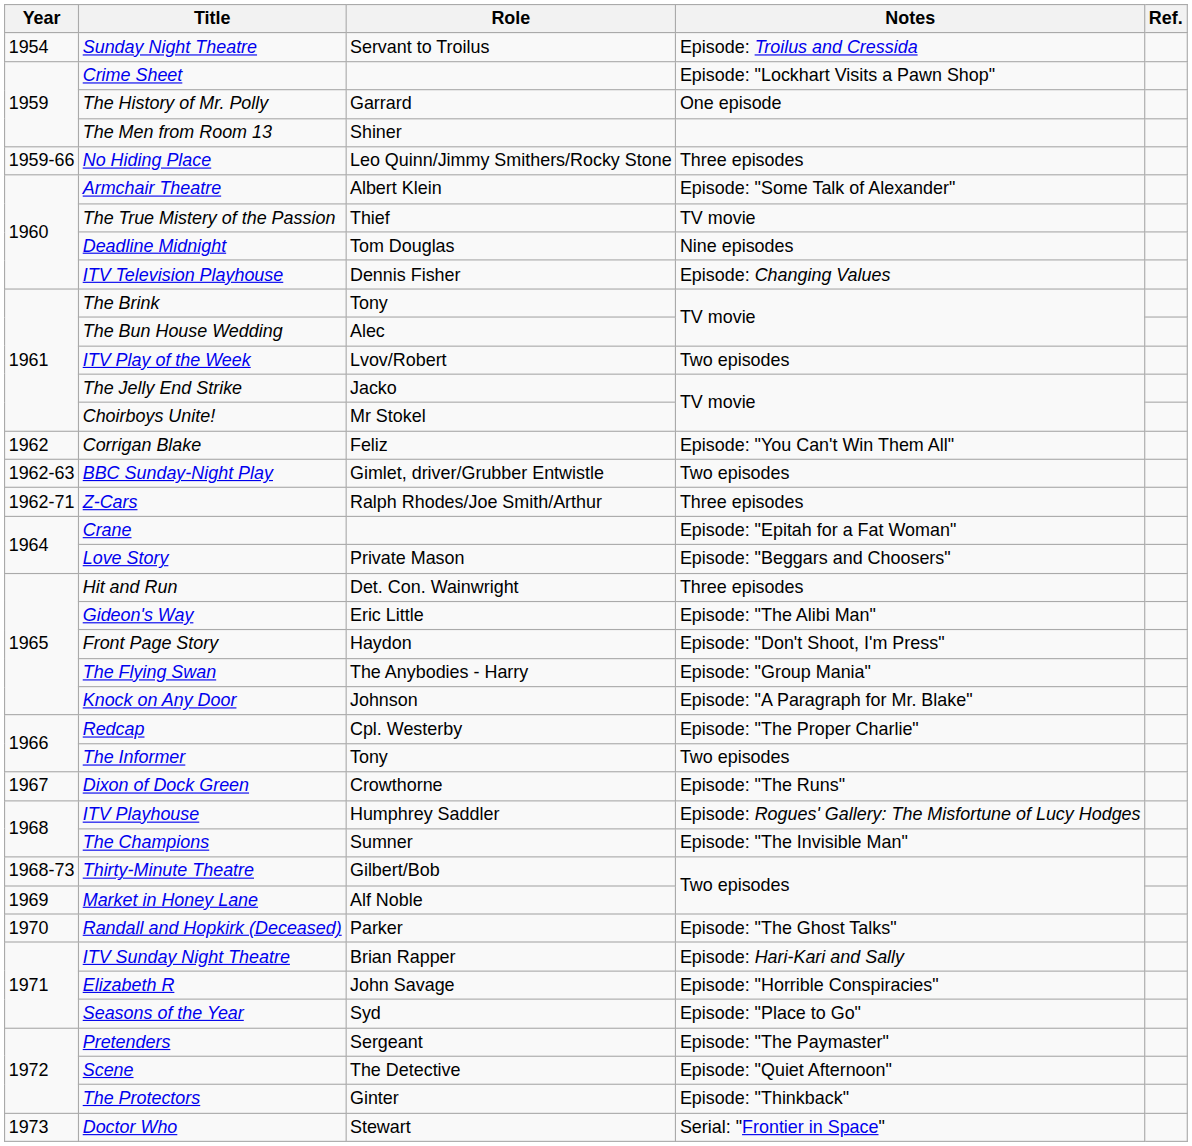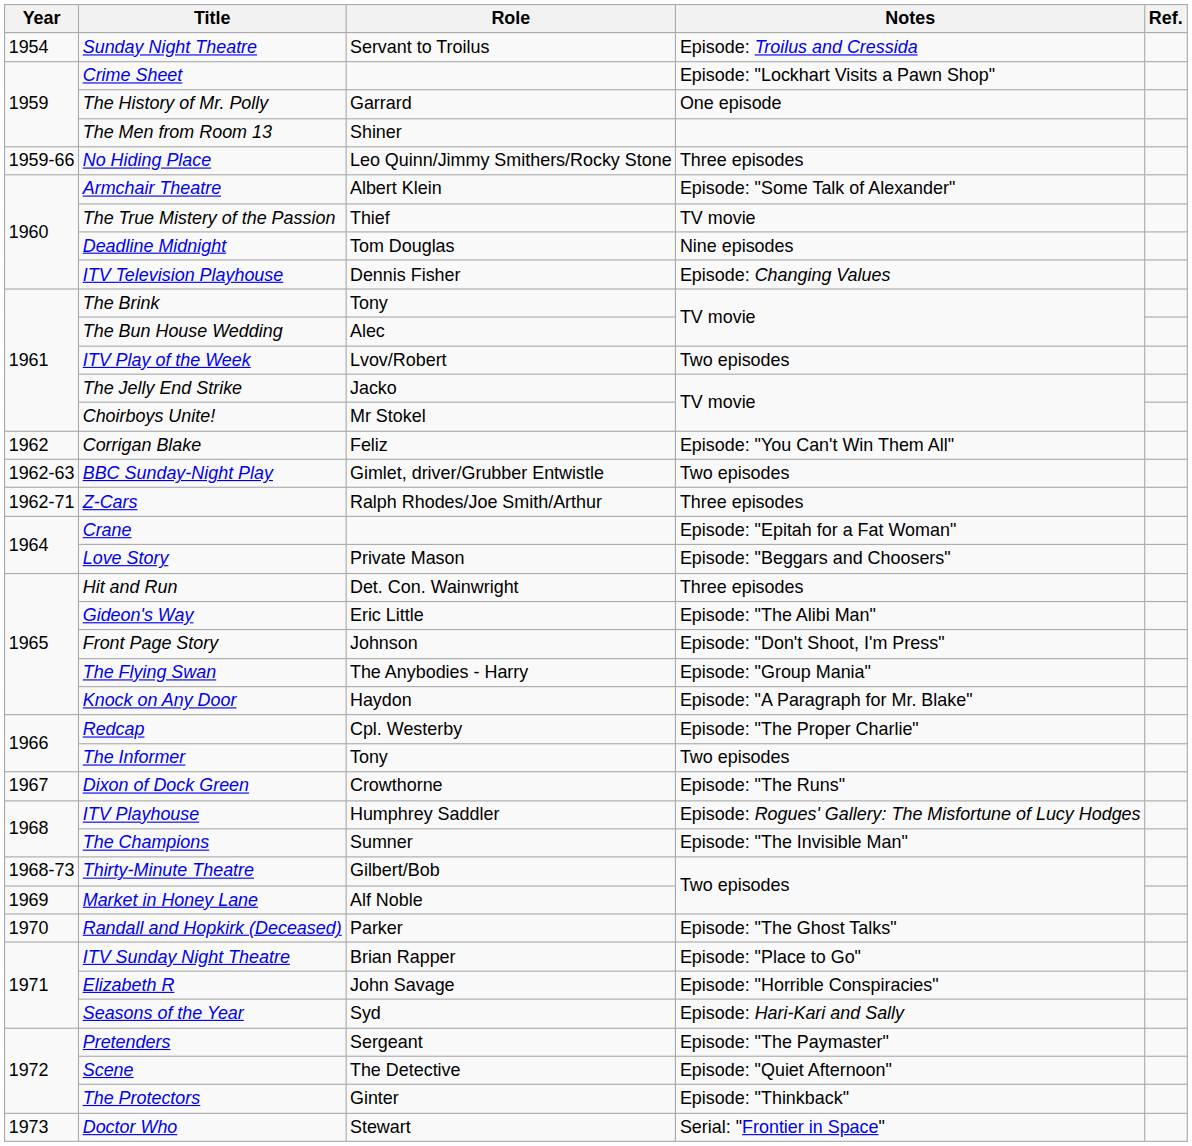(381, 643) Haydon -> (384, 643) Johnson
(384, 700) Johnson -> (381, 700) Haydon
(792, 956) Episode: Hari-Kari and Sally -> (770, 956) Episode: "Place to Go"
(770, 1013) Episode: "Place to Go" -> (792, 1013) Episode: Hari-Kari and Sally
